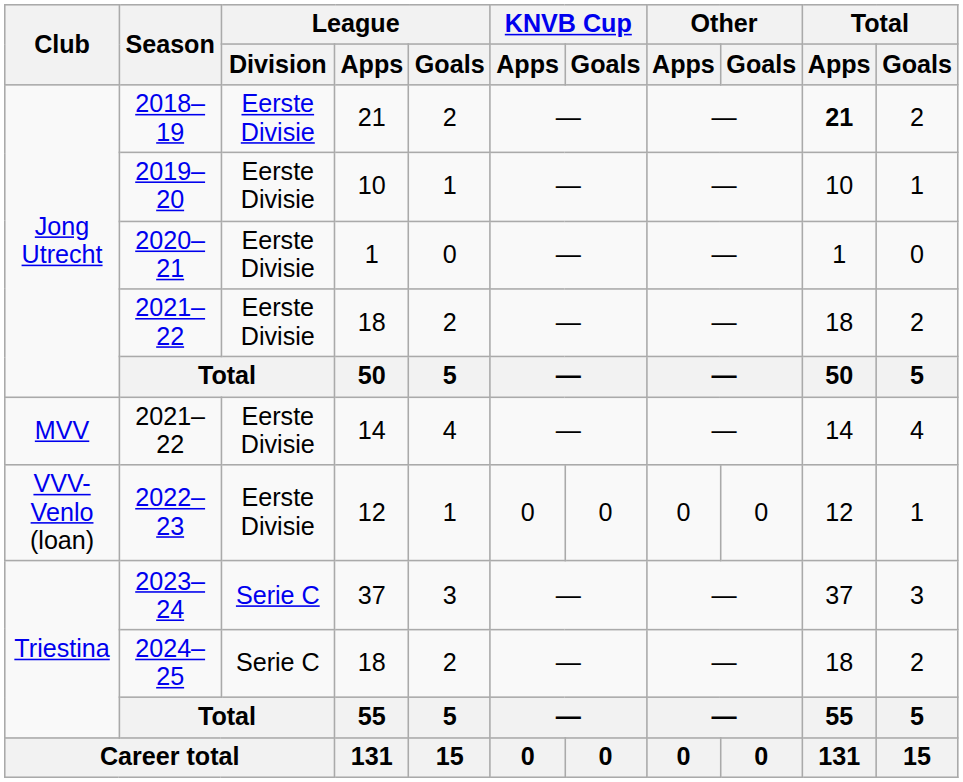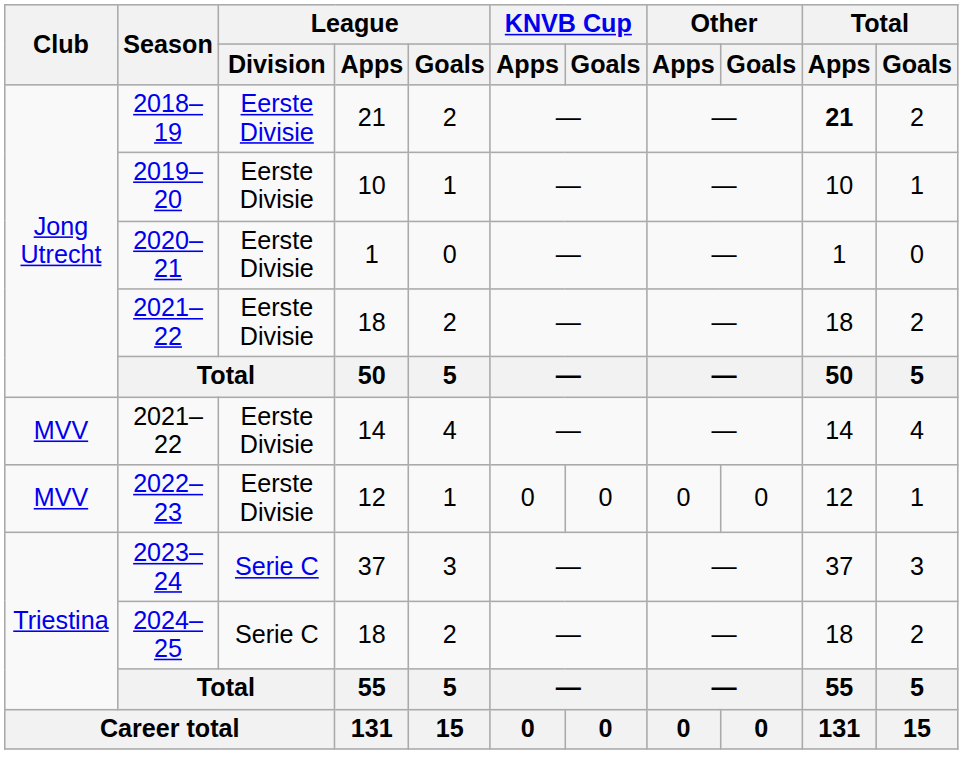(62, 512) VVV-Venlo (loan) -> (61, 498) MVV
